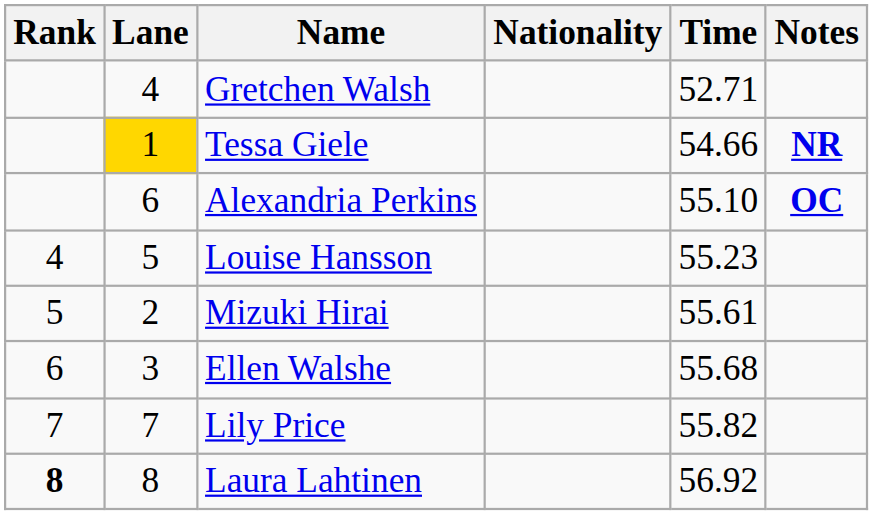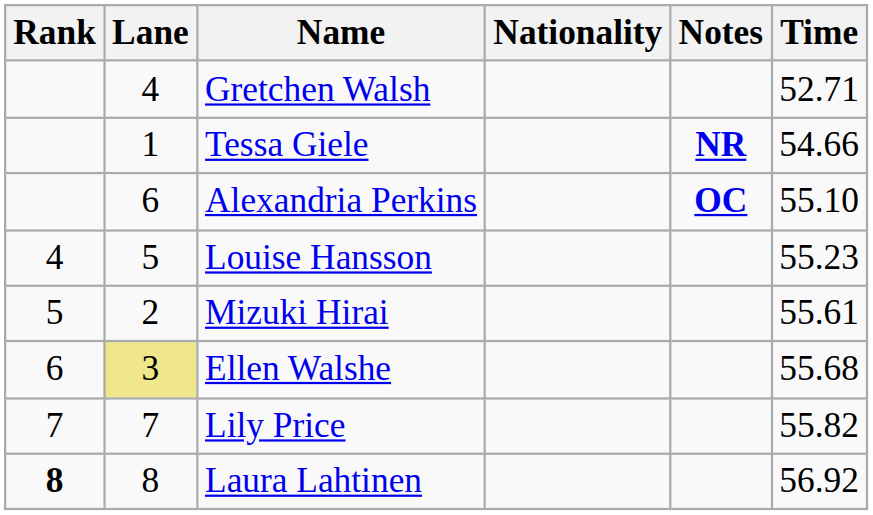columns swapped: (718, 32) <-> (817, 32)
(150, 144) gold background -> (150, 144) no background
(150, 369) no background -> (150, 369) khaki background
